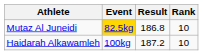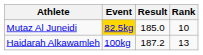(153, 28) 186.8 -> (153, 28) 185.0
(184, 43) 10 -> (184, 43) 13
